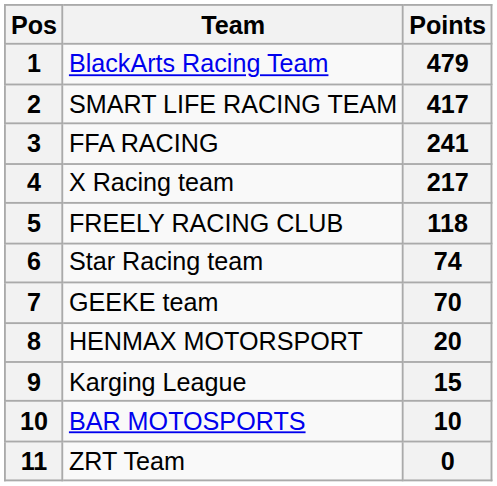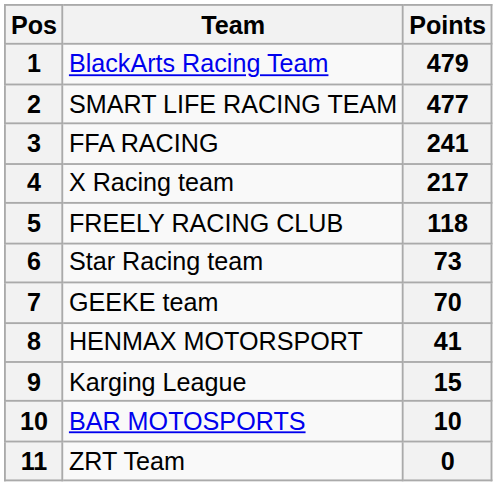(448, 104) 417 -> (448, 104) 477
(448, 262) 74 -> (448, 262) 73
(448, 342) 20 -> (448, 342) 41
